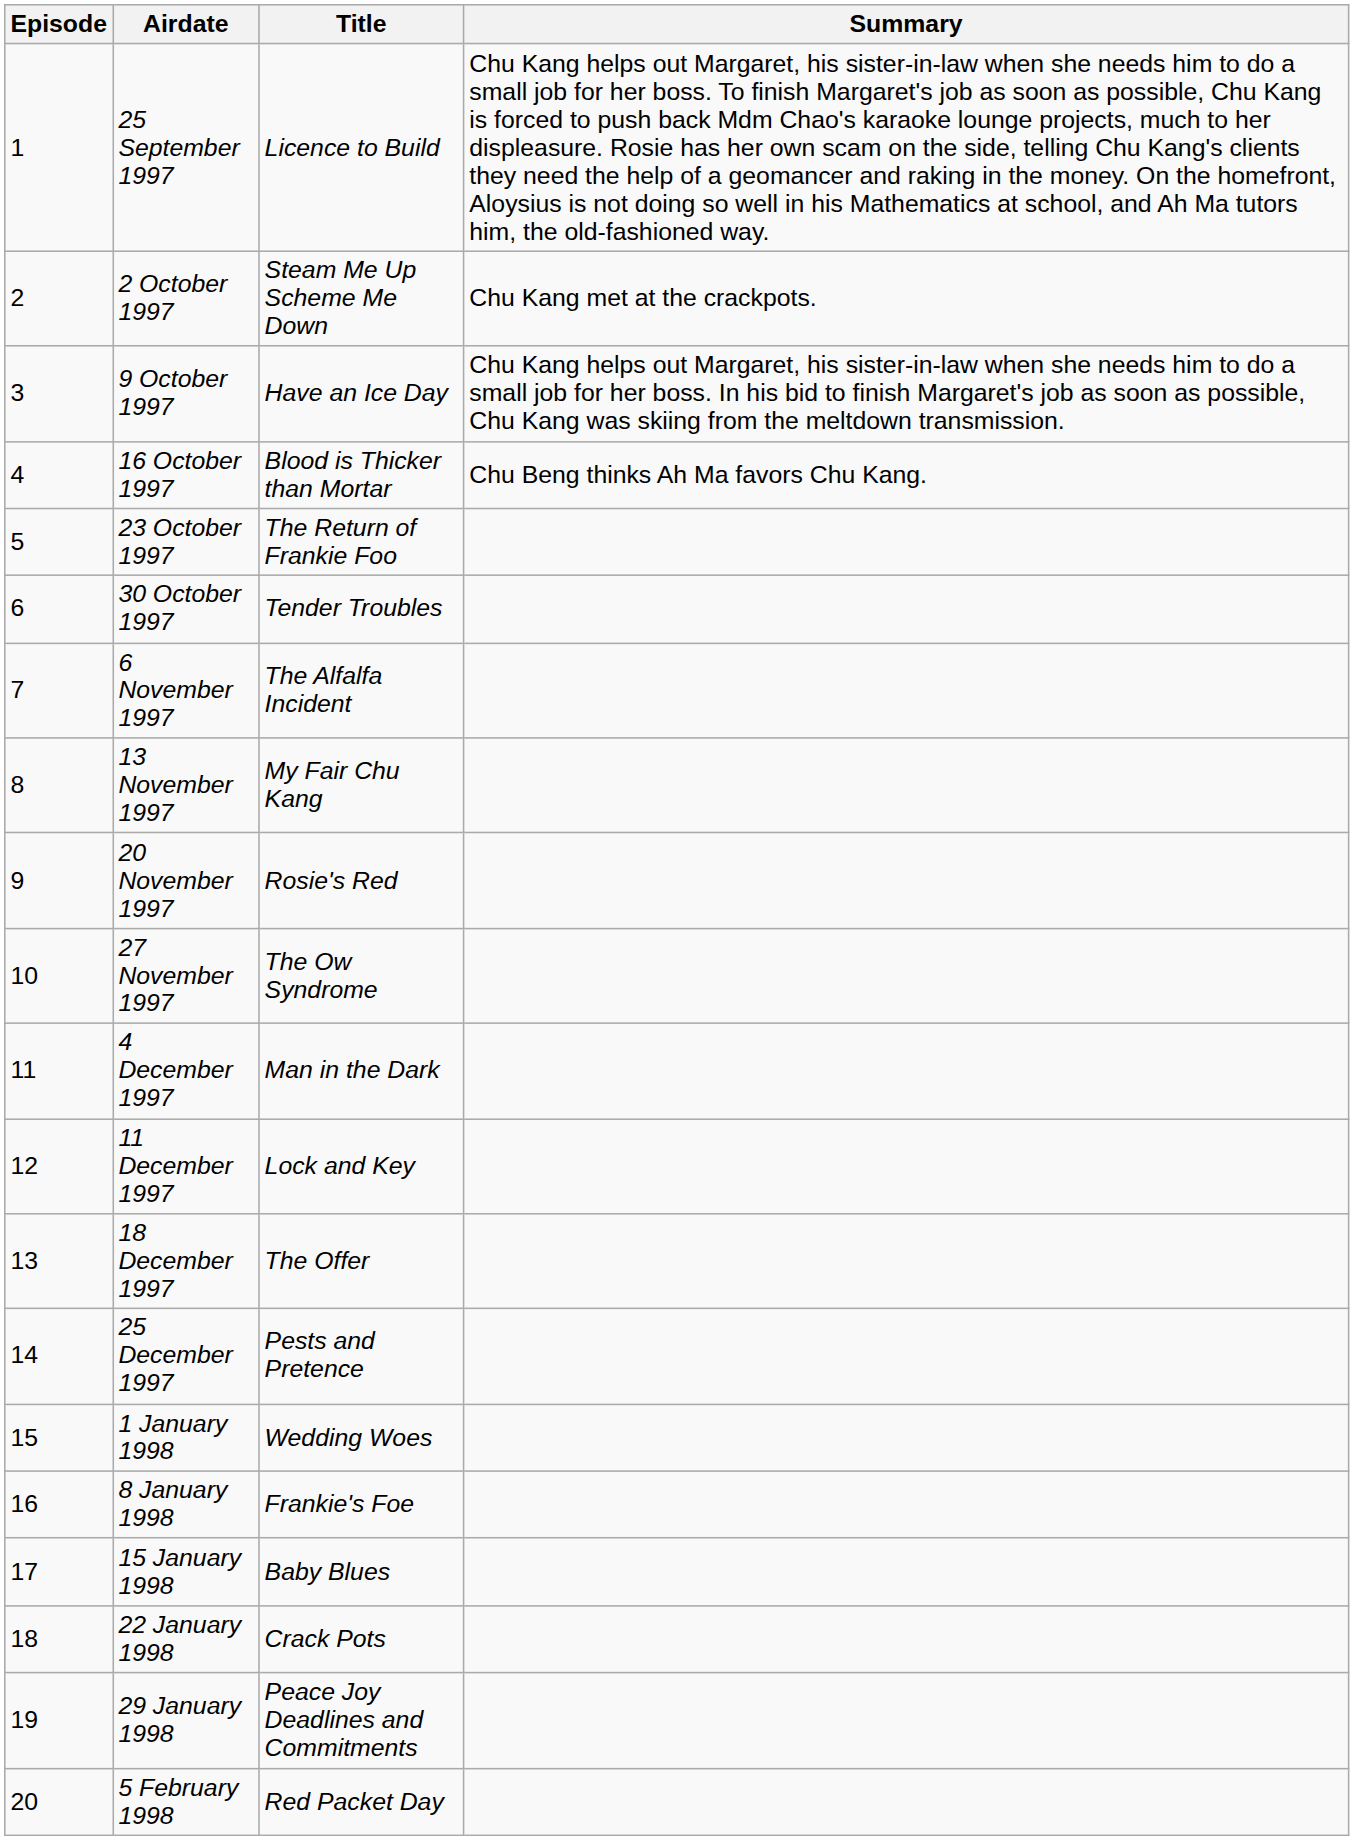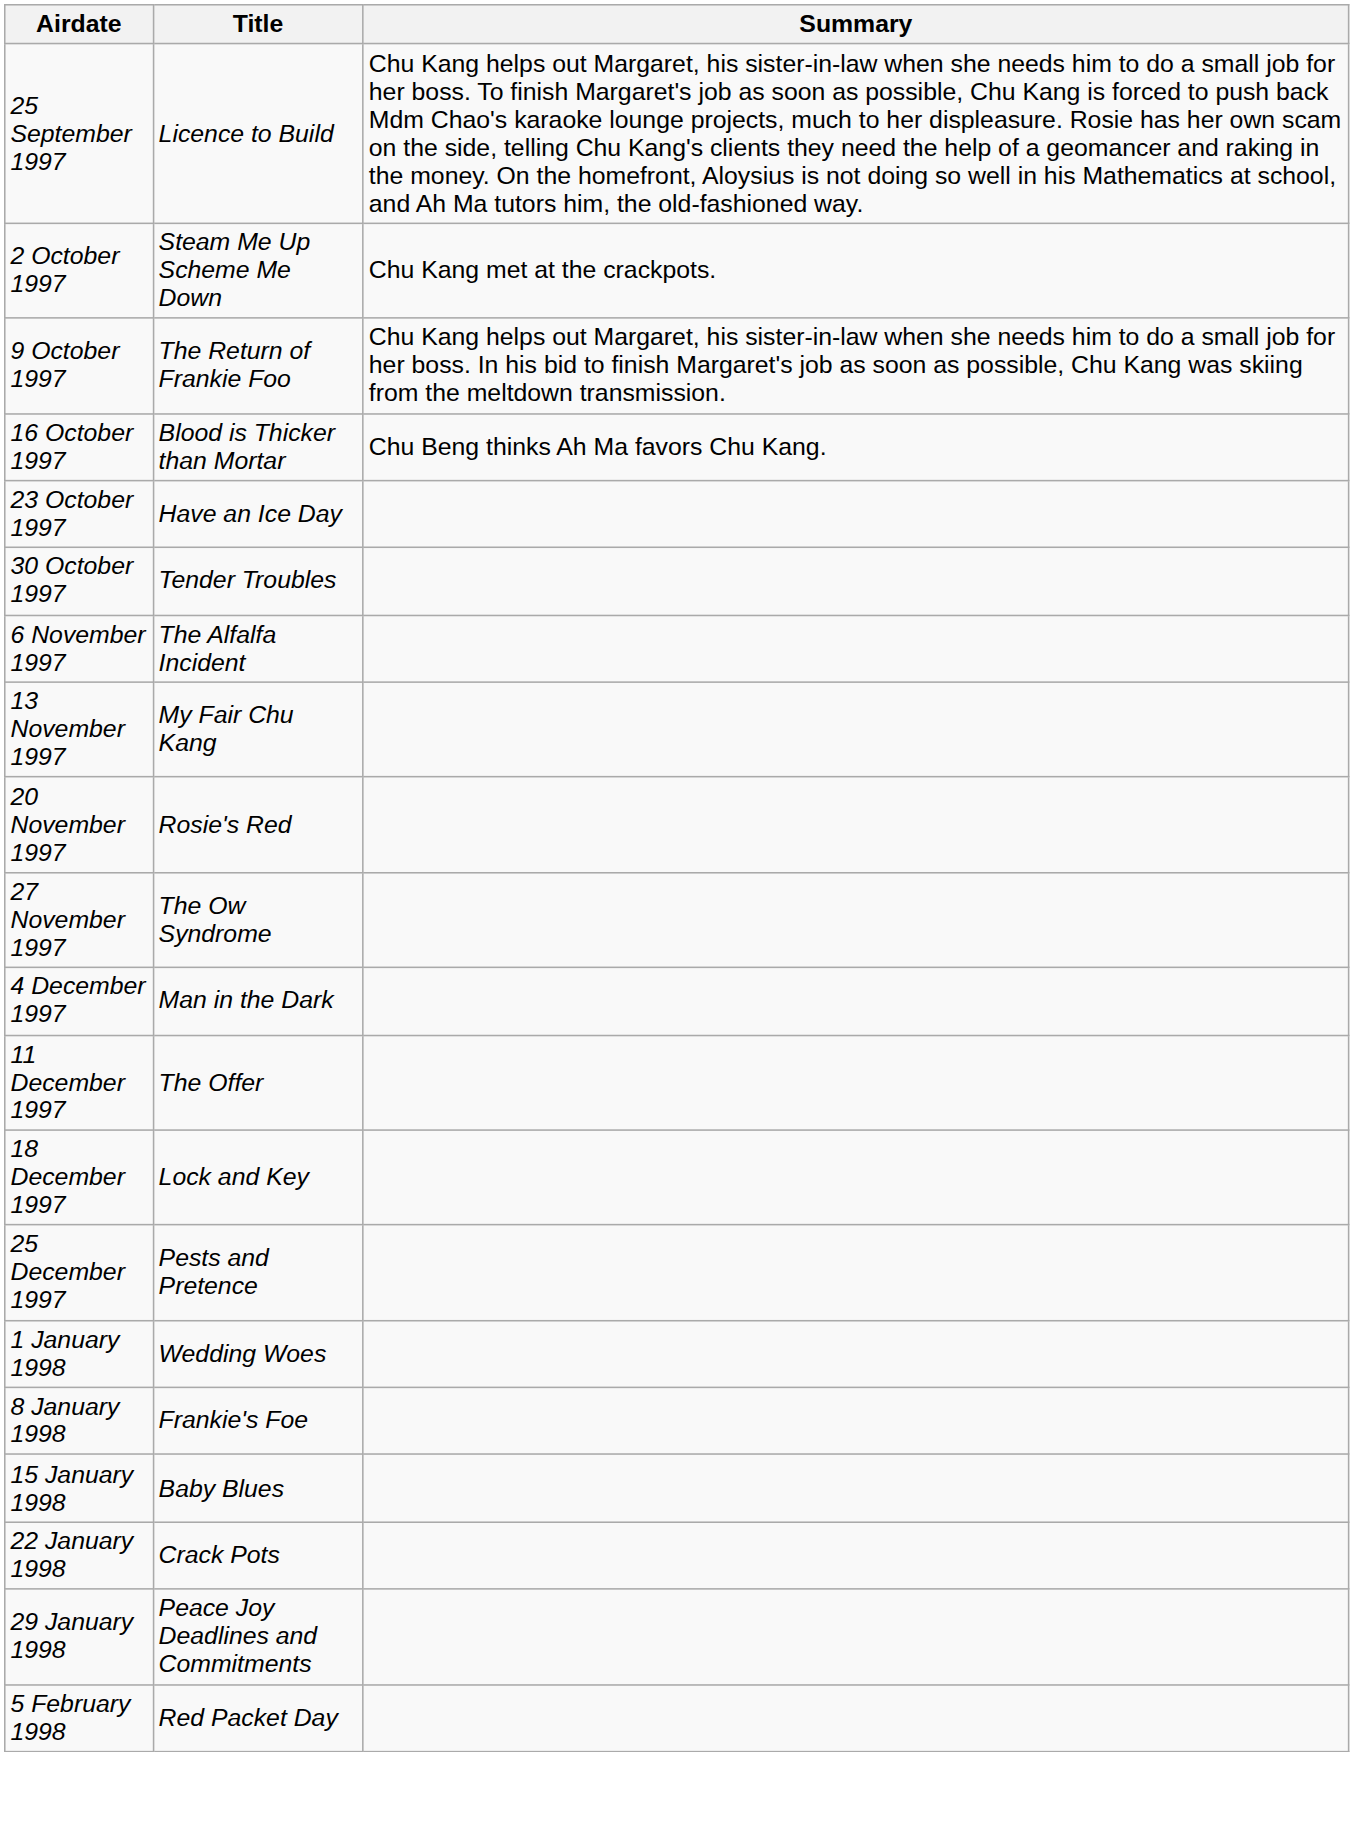- column: (59, 24)
(356, 393) Have an Ice Day -> (234, 365) The Return of Frankie Foo
(340, 541) The Return of Frankie Foo -> (250, 513) Have an Ice Day
(340, 1165) Lock and Key -> (211, 1082) The Offer
(317, 1260) The Offer -> (234, 1177) Lock and Key
